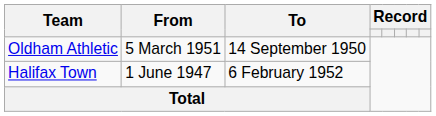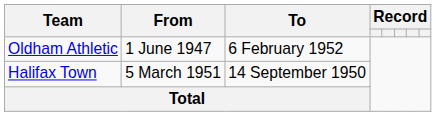(173, 49) 5 March 1951 -> (168, 49) 1 June 1947
(297, 49) 14 September 1950 -> (286, 49) 6 February 1952
(168, 73) 1 June 1947 -> (173, 73) 5 March 1951
(286, 73) 6 February 1952 -> (297, 73) 14 September 1950
